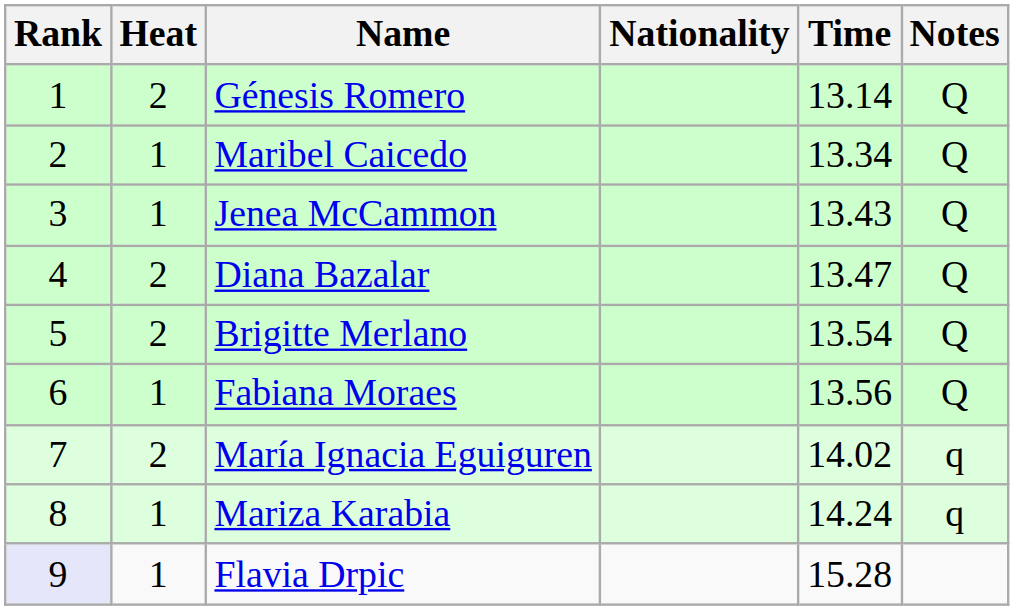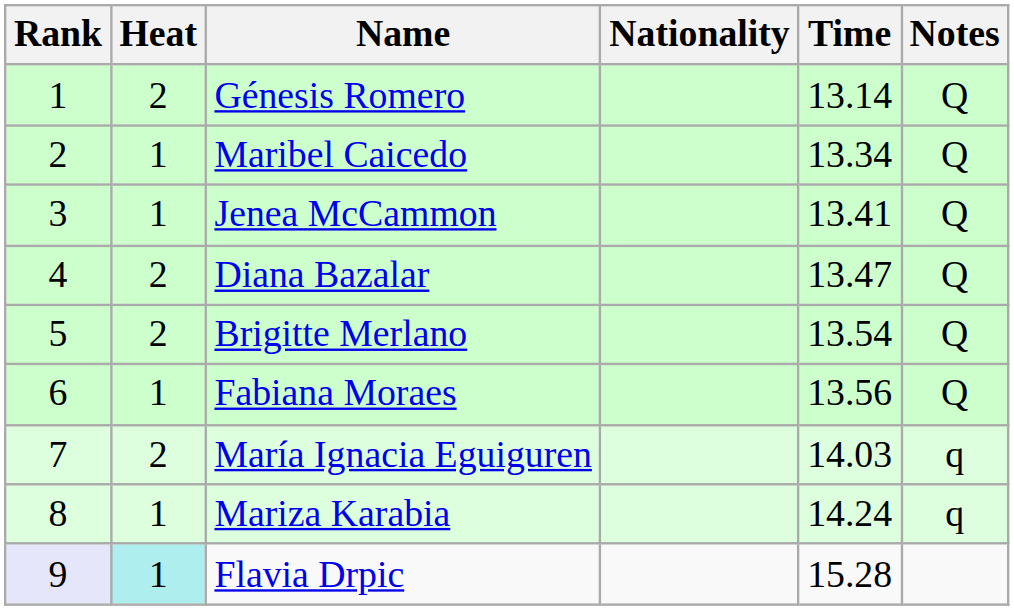(850, 214) 13.43 -> (850, 214) 13.41
(850, 453) 14.02 -> (850, 453) 14.03
(158, 573) no background -> (158, 573) paleturquoise background
